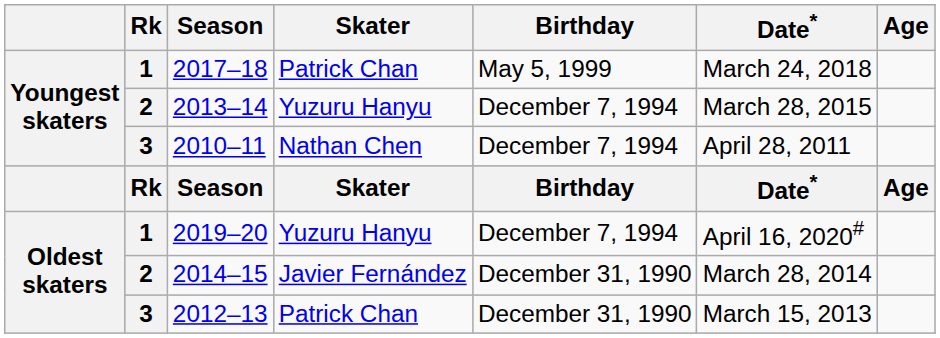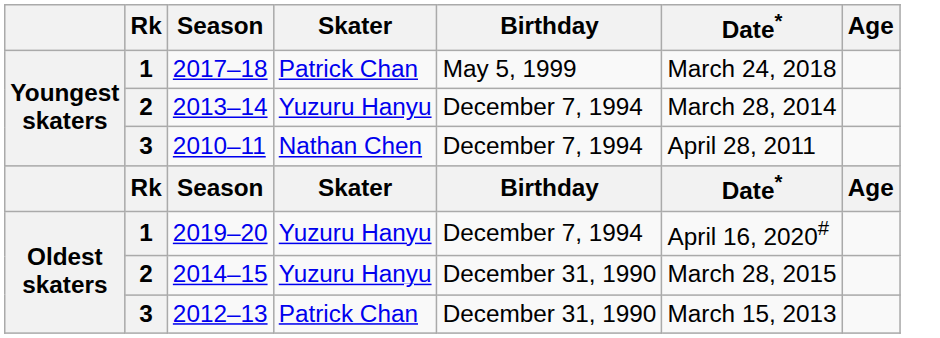(787, 107) March 28, 2015 -> (752, 107) March 28, 2014
(373, 274) Javier Fernández -> (355, 274) Yuzuru Hanyu
(787, 274) March 28, 2014 -> (752, 274) March 28, 2015
